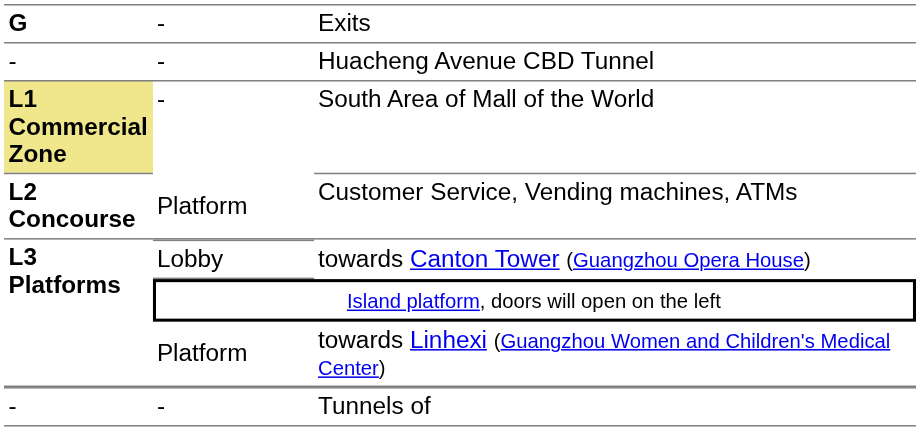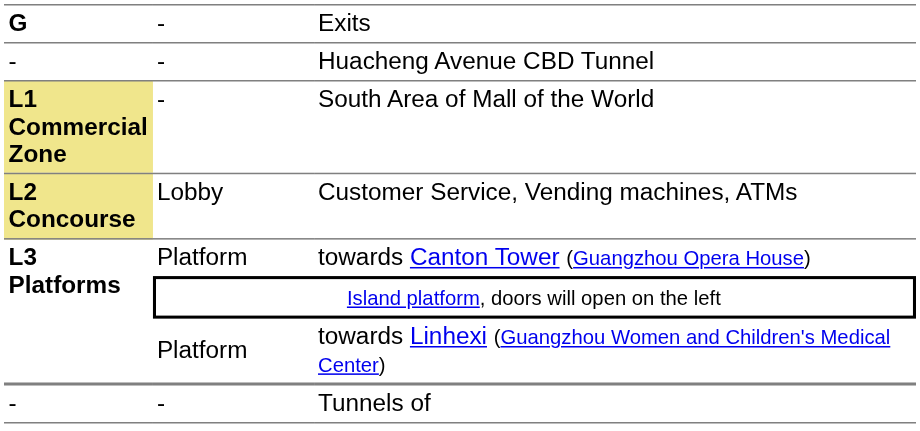(72, 205) no background -> (72, 205) khaki background
(202, 205) Platform -> (190, 192) Lobby
(190, 259) Lobby -> (202, 257) Platform
